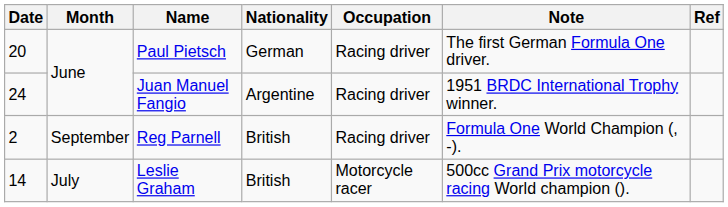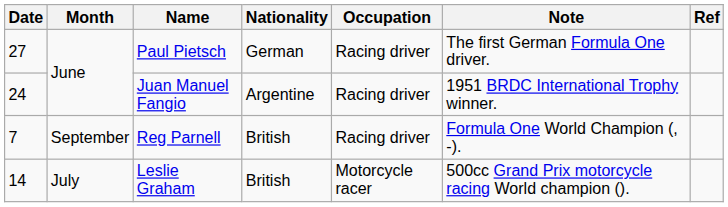(17, 51) 20 -> (17, 51) 27
(13, 137) 2 -> (13, 137) 7
